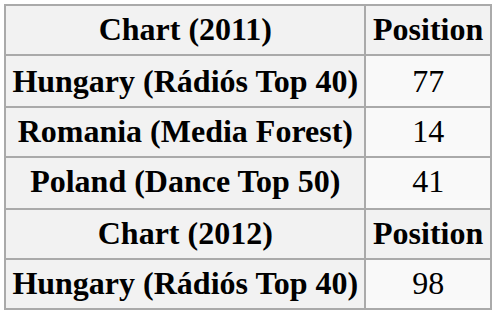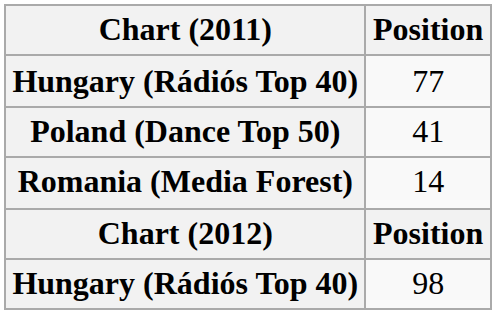rows swapped: (428, 182) <-> (428, 131)
